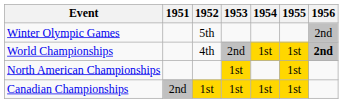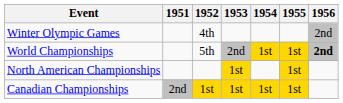(207, 32) 5th -> (207, 32) 4th
(207, 51) 4th -> (207, 51) 5th
